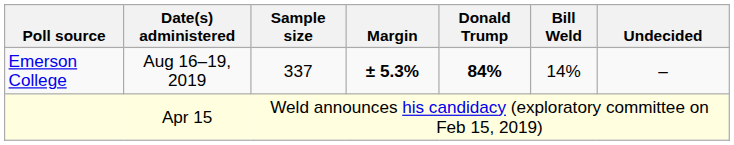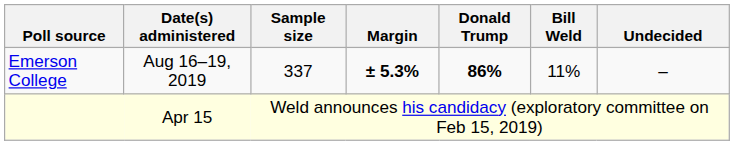(485, 71) 84% -> (485, 71) 86%
(564, 71) 14% -> (564, 71) 11%
